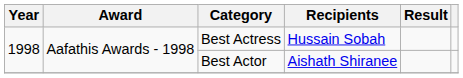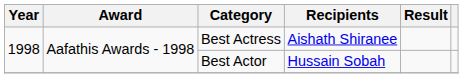(336, 38) Hussain Sobah -> (342, 38) Aishath Shiranee
(342, 61) Aishath Shiranee -> (336, 61) Hussain Sobah
